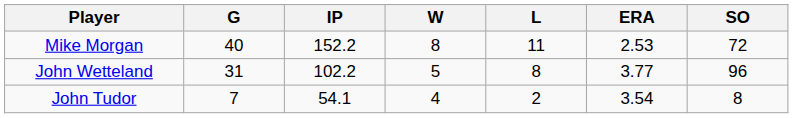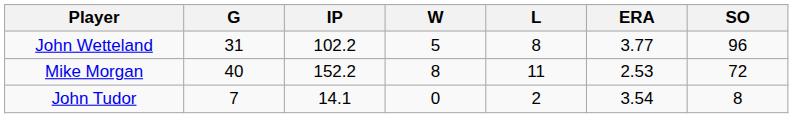rows swapped: (94, 44) <-> (94, 71)
(335, 98) 54.1 -> (335, 98) 14.1
(435, 98) 4 -> (435, 98) 0
